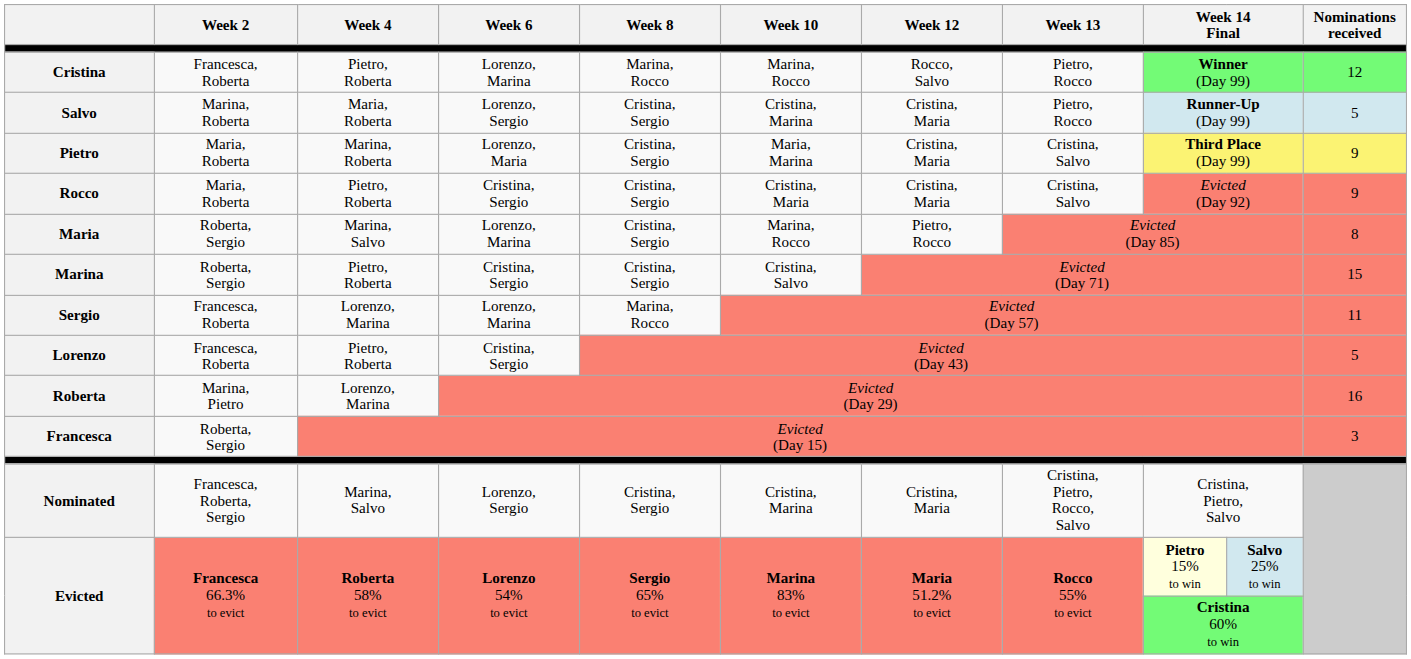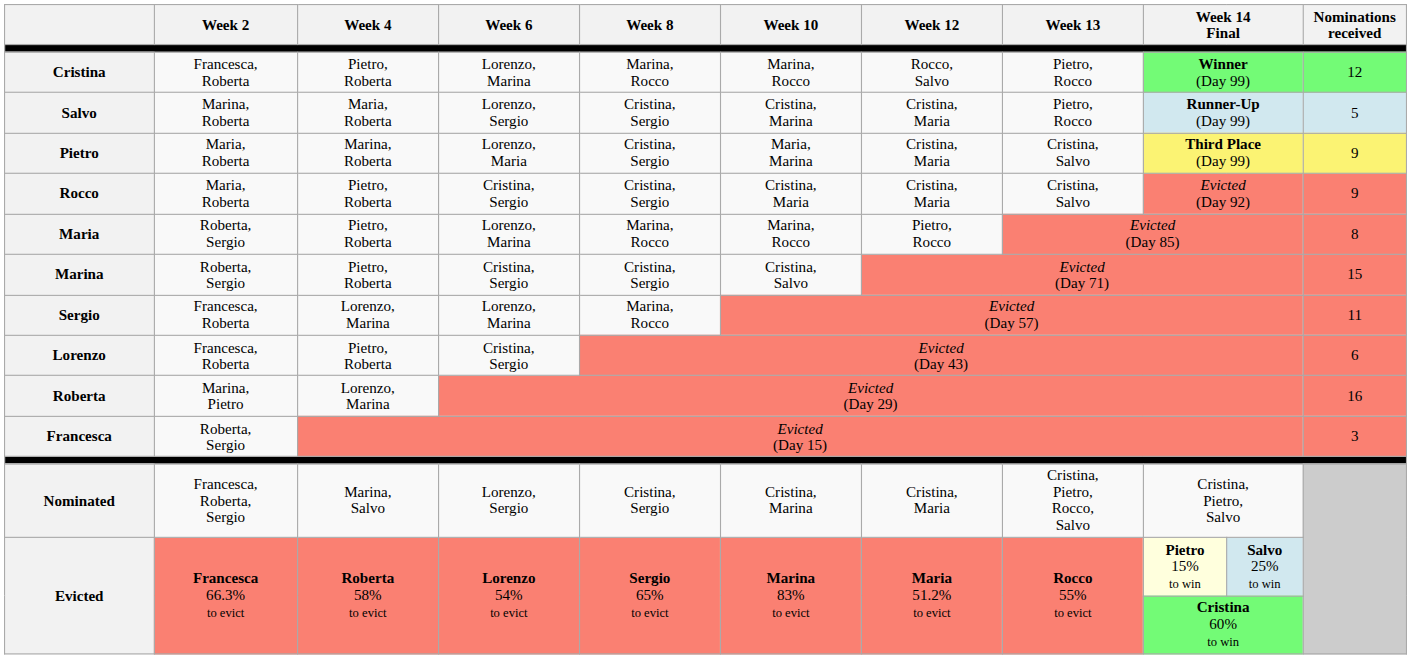(368, 234) Marina, Salvo -> (368, 234) Pietro, Roberta
(650, 234) Cristina, Sergio -> (650, 234) Marina, Rocco
(1355, 355) 5 -> (1355, 355) 6
